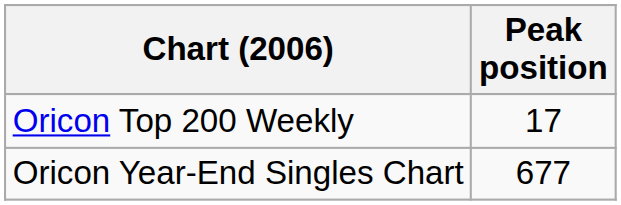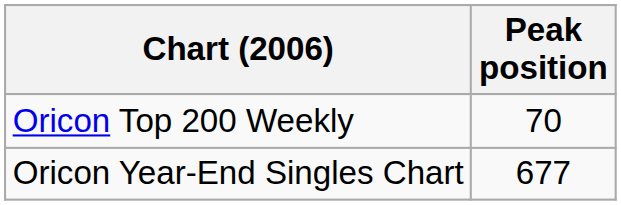(543, 120) 17 -> (543, 120) 70
